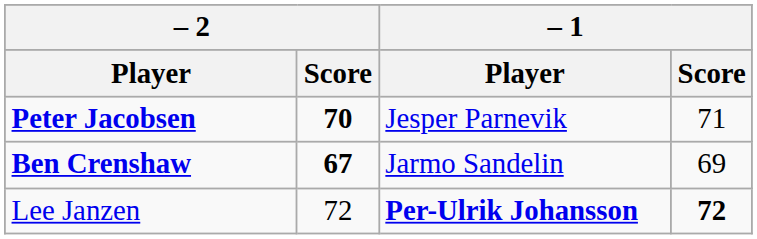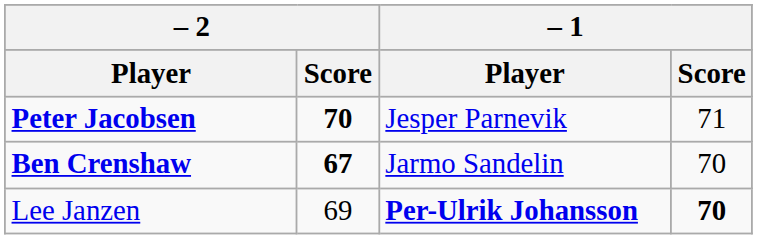(712, 164) 69 -> (712, 164) 70
(338, 210) 72 -> (338, 210) 69
(712, 210) 72 -> (712, 210) 70
